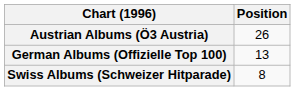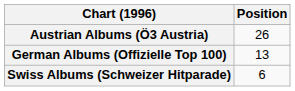(262, 75) 8 -> (262, 75) 6
